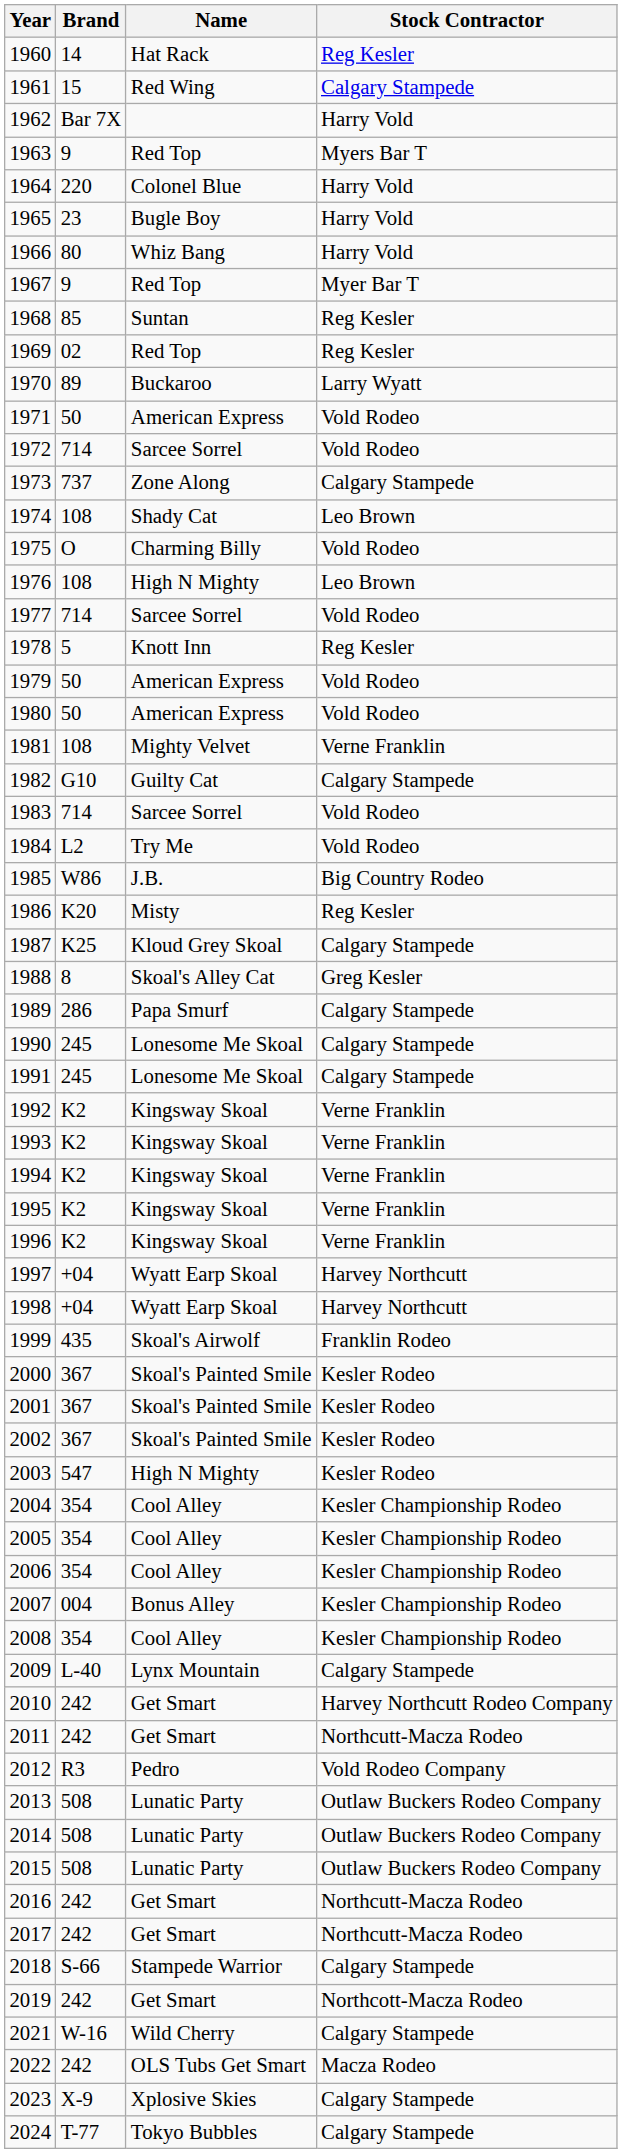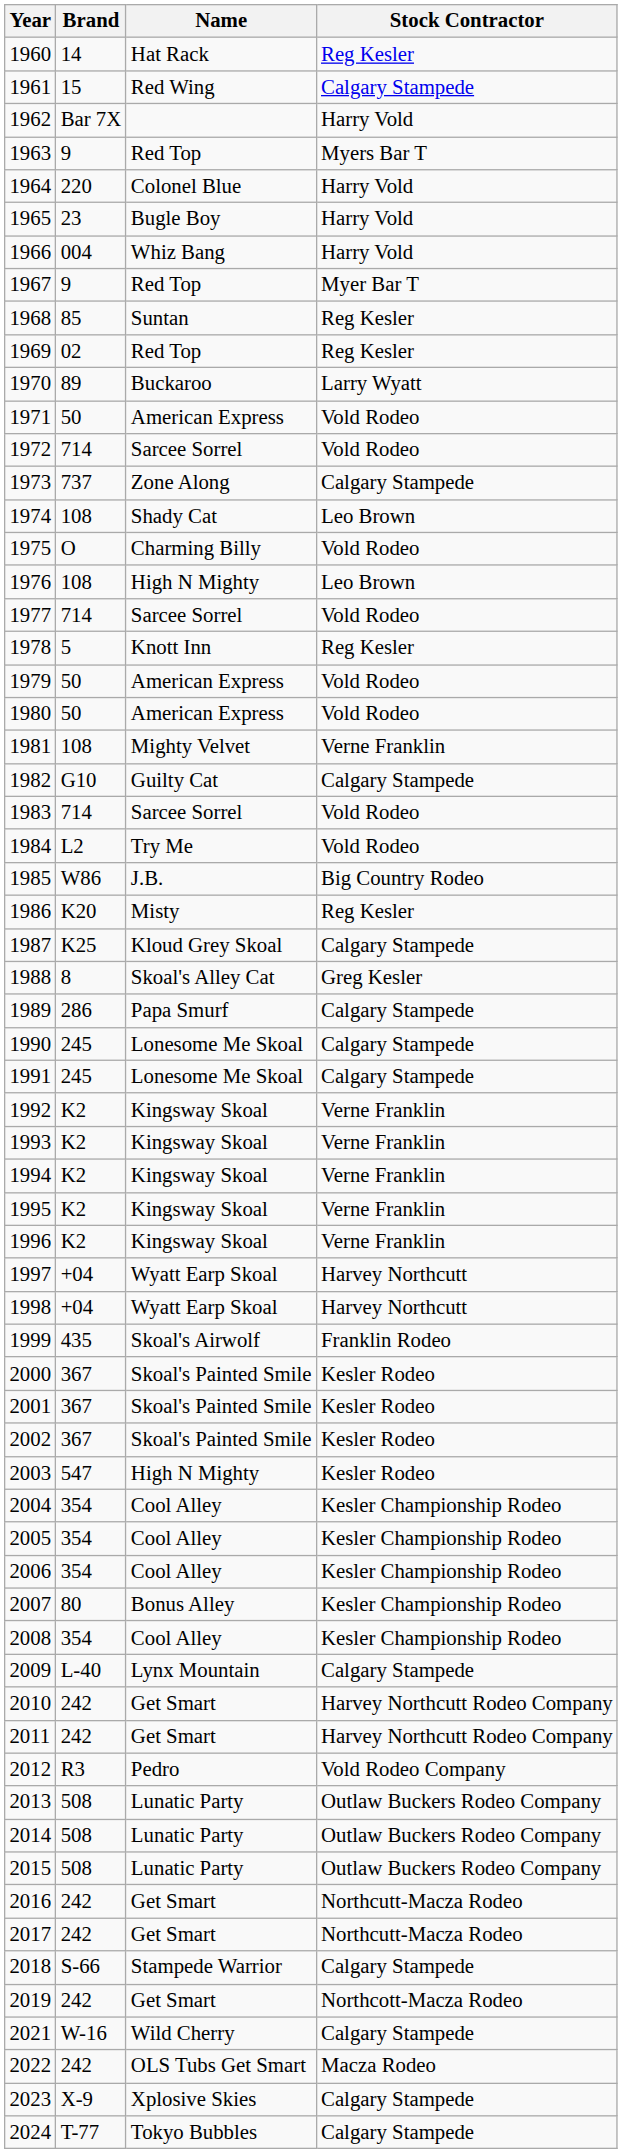(71, 251) 80 -> (76, 251) 004
(76, 1604) 004 -> (71, 1604) 80
(422, 1736) Northcutt-Macza Rodeo -> (467, 1736) Harvey Northcutt Rodeo Company
